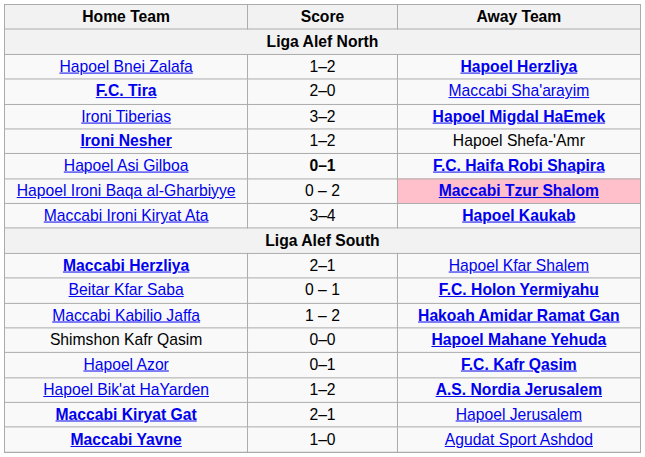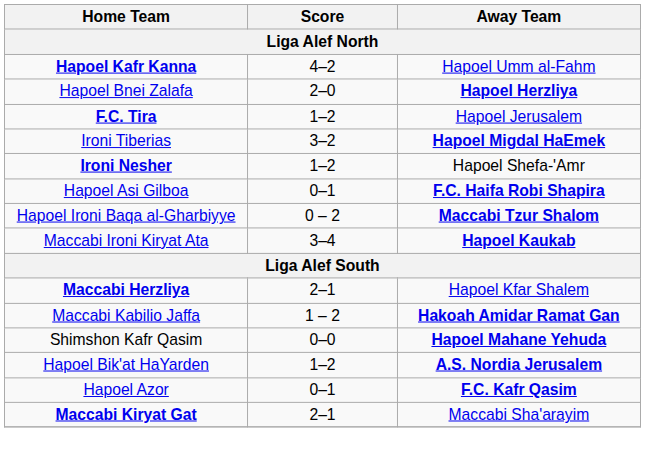+ row: (126, 66)
(322, 66) 1–2 -> (322, 91) 2–0
(322, 91) 2–0 -> (322, 116) 1–2
(519, 91) Maccabi Sha'arayim -> (519, 116) Hapoel Jerusalem
(322, 166) bold -> (322, 191) normal
(519, 191) pink background -> (519, 215) no background
- row: (126, 290)
rows swapped: (126, 389) <-> (126, 365)
(519, 414) Hapoel Jerusalem -> (519, 414) Maccabi Sha'arayim
- row: (126, 439)
